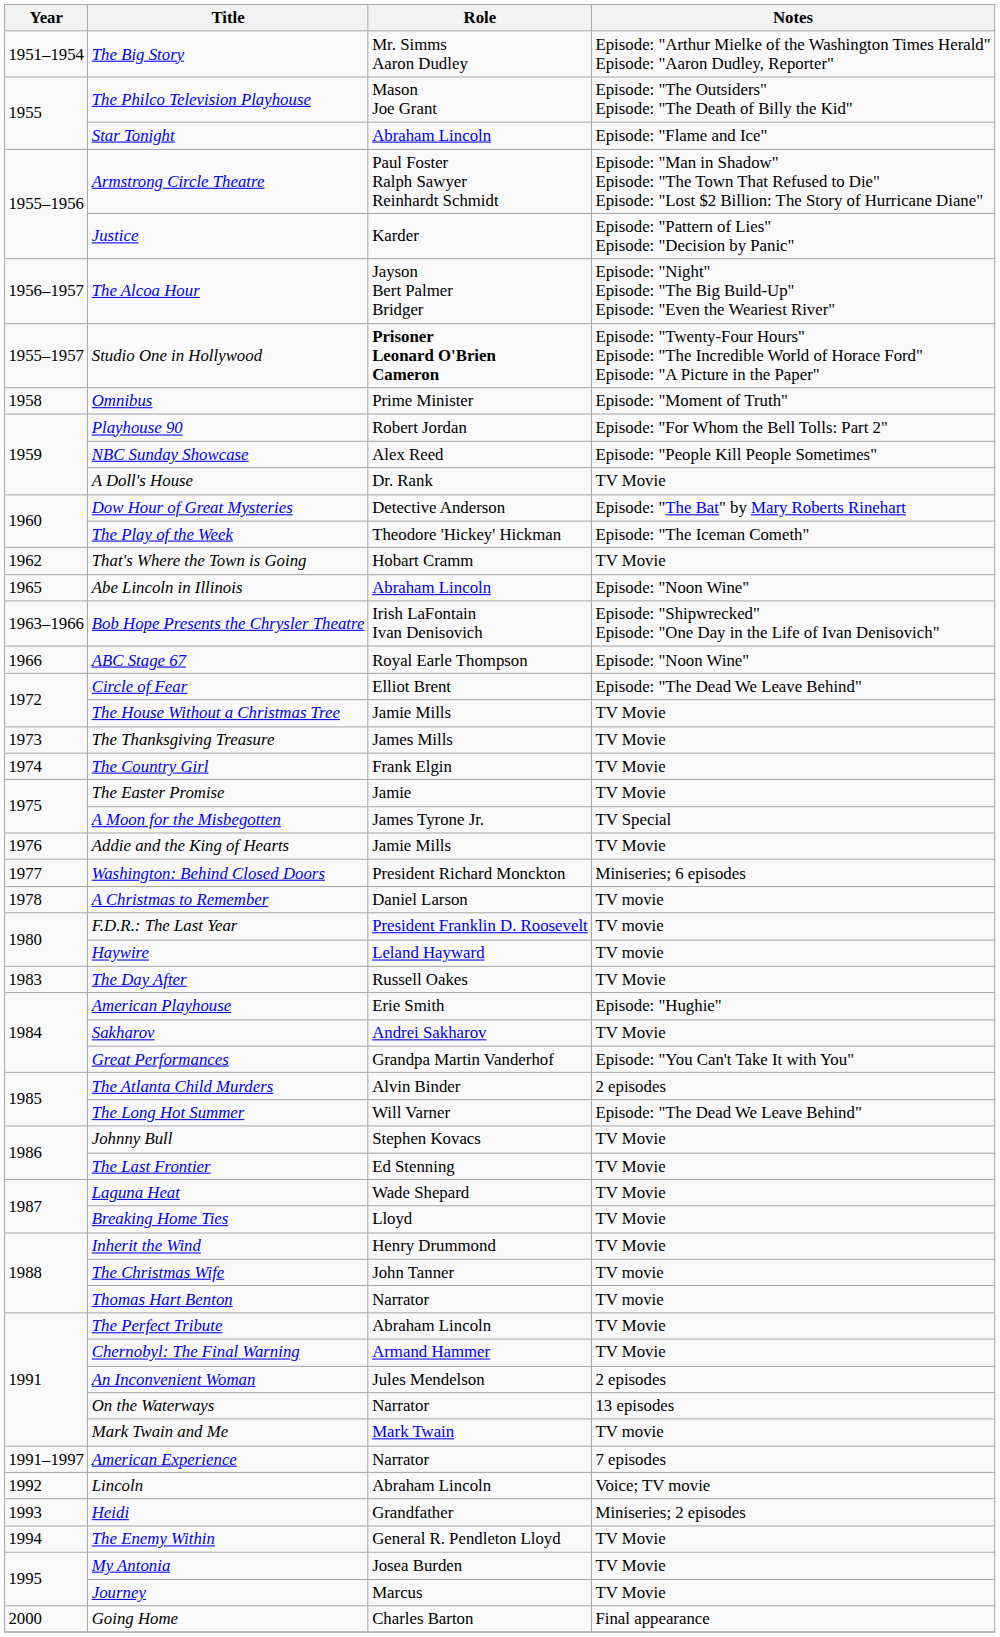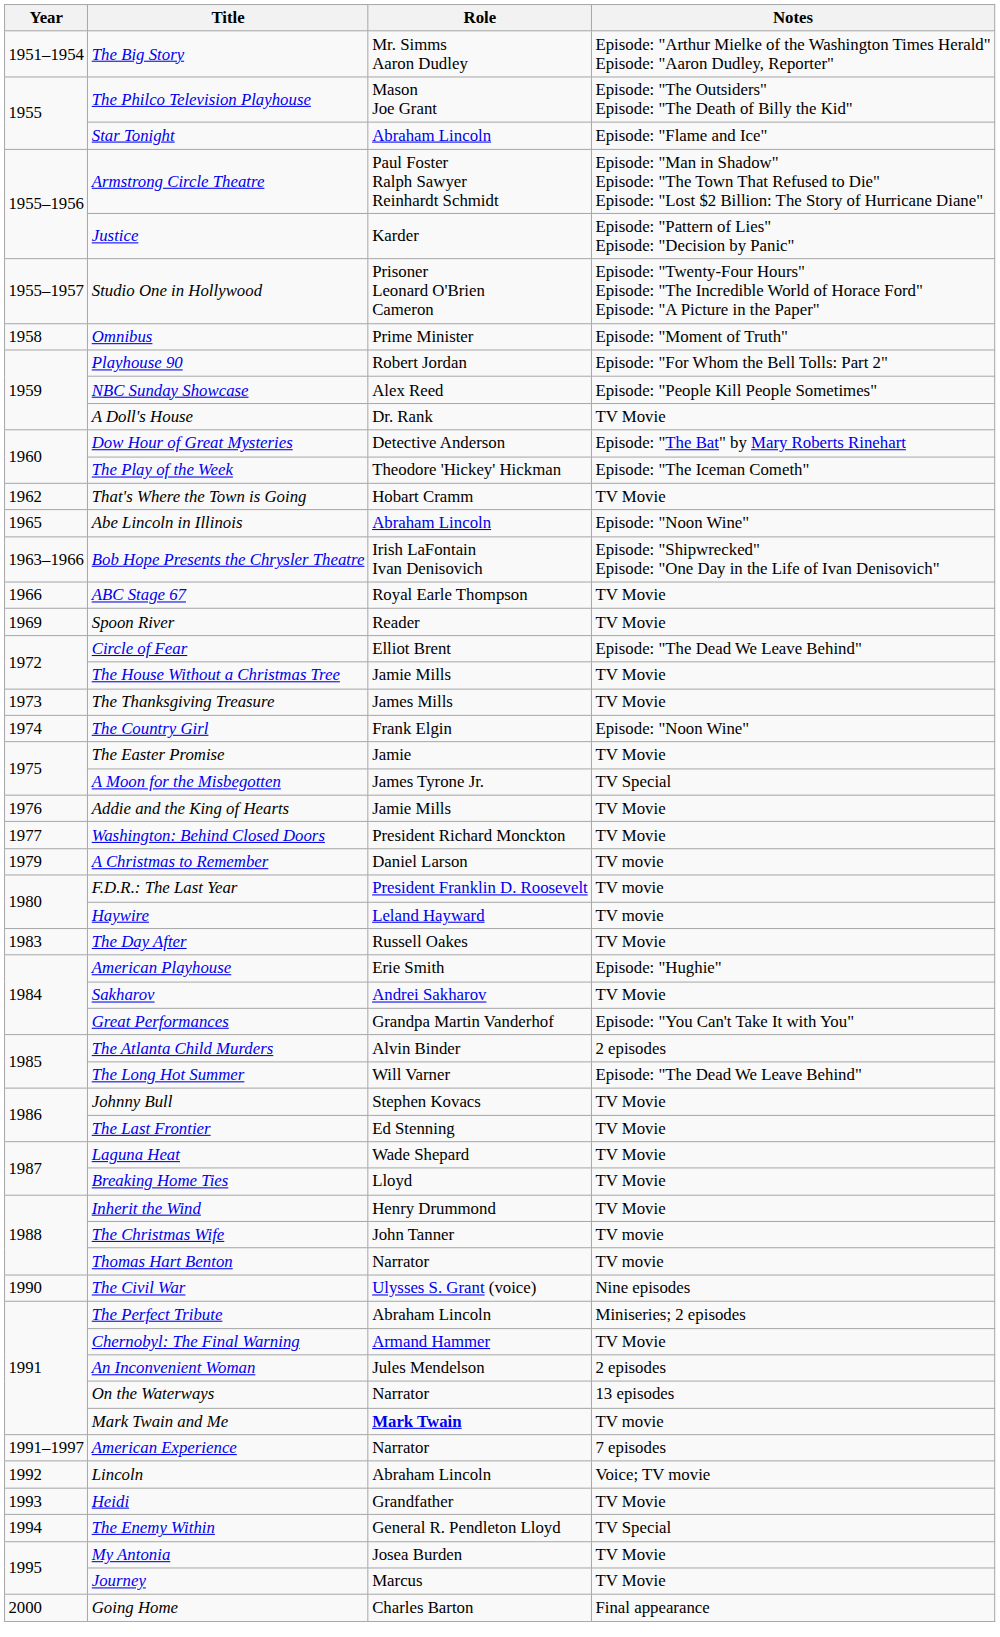- row: (146, 291)
(434, 355) bold -> (428, 291) normal
(672, 659) Episode: "Noon Wine" -> (631, 595) TV Movie
+ row: (133, 621)
(631, 766) TV Movie -> (672, 728) Episode: "Noon Wine"
(671, 872) Miniseries; 6 episodes -> (631, 835) TV Movie
(25, 899) 1978 -> (25, 861) 1979
+ row: (139, 1288)
(631, 1325) TV Movie -> (671, 1314) Miniseries; 2 episodes
(413, 1432) normal -> (417, 1421) bold
(671, 1512) Miniseries; 2 episodes -> (631, 1501) TV Movie
(631, 1539) TV Movie -> (633, 1527) TV Special
